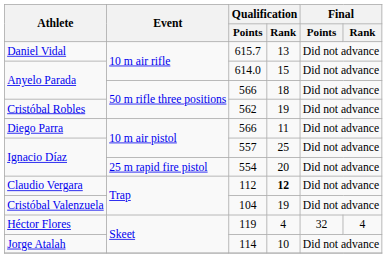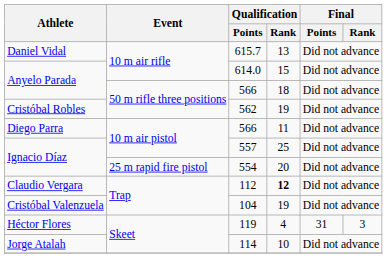(322, 225) 32 -> (322, 225) 31
(363, 225) 4 -> (363, 225) 3
